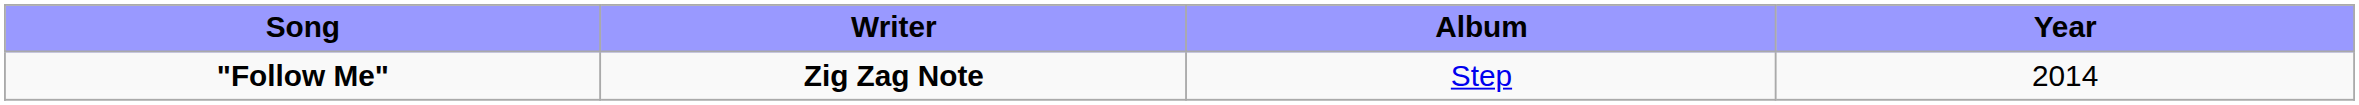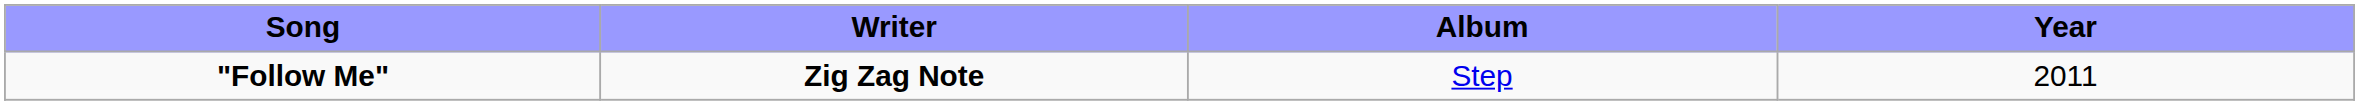(2065, 75) 2014 -> (2065, 75) 2011
